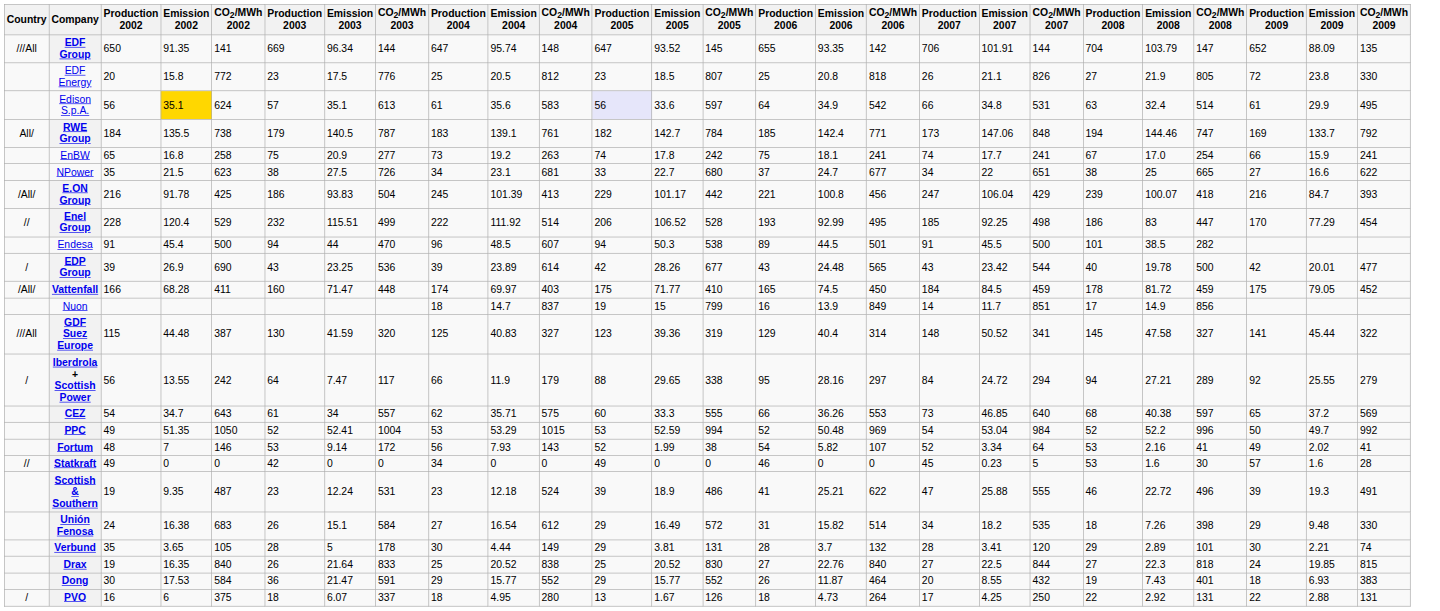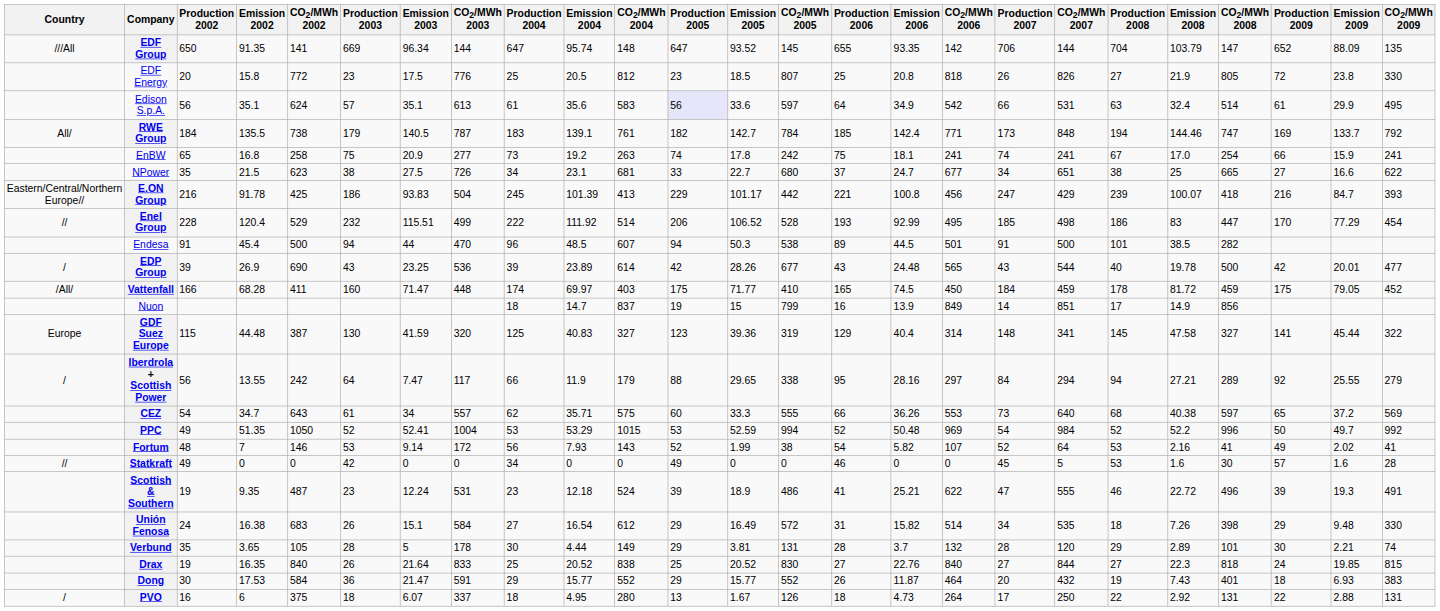- column: (1005, 19)
(173, 105) gold background -> (249, 105) no background
(27, 194) /All/ -> (65, 194) Eastern/Central/Northern Europe//
(27, 334) ///All -> (65, 334) Europe
